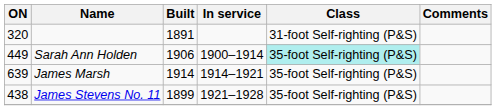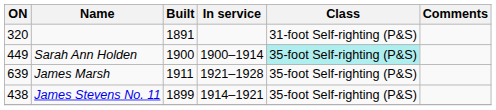(180, 54) 1906 -> (180, 54) 1900
(180, 74) 1914 -> (180, 74) 1911
(232, 74) 1914–1921 -> (232, 74) 1921–1928
(232, 94) 1921–1928 -> (232, 94) 1914–1921
